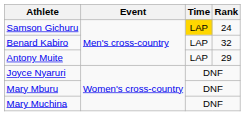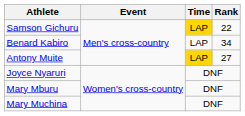(226, 28) 24 -> (226, 28) 22
(226, 43) 32 -> (226, 43) 34
(199, 58) no background -> (199, 58) gold background
(226, 58) 29 -> (226, 58) 27
